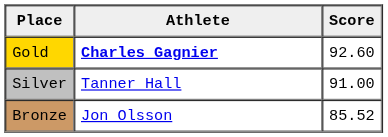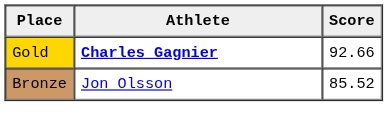(352, 53) 92.60 -> (352, 53) 92.66
- row: (40, 84)
